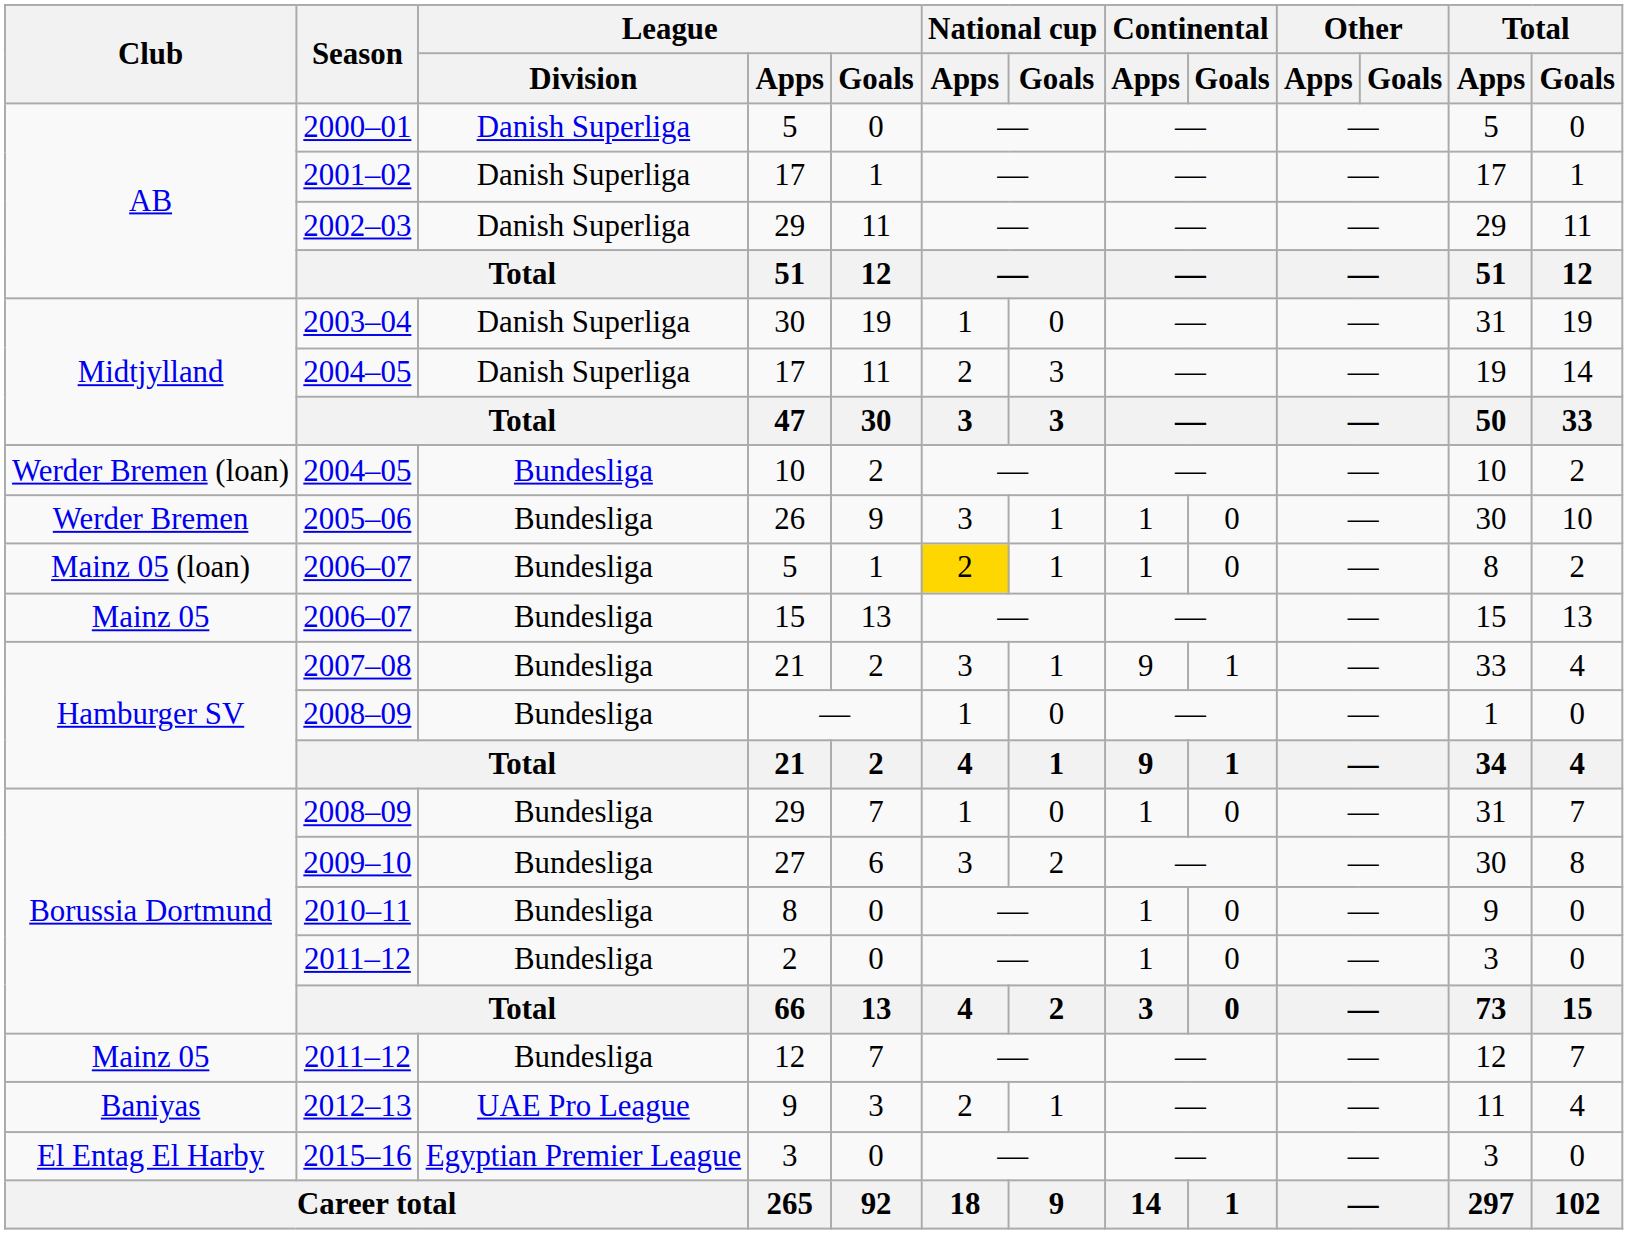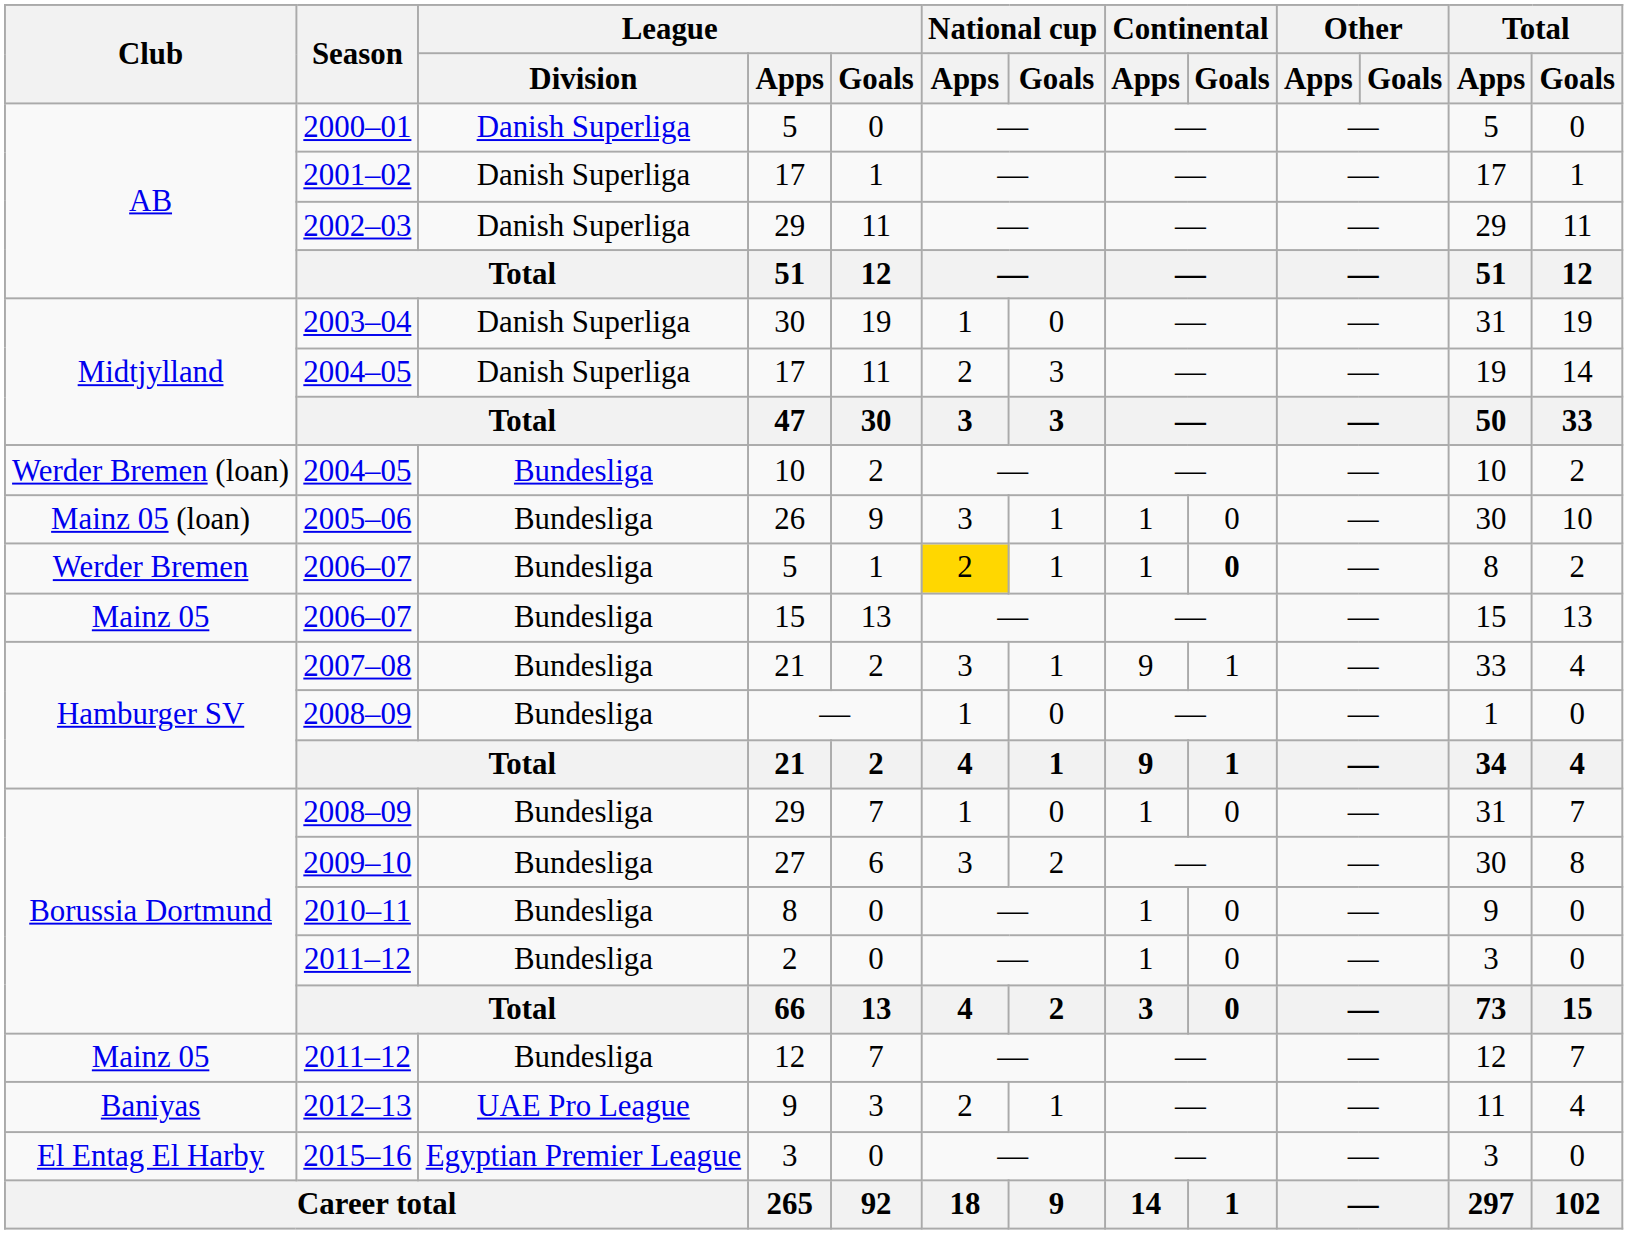(151, 518) Werder Bremen -> (151, 518) Mainz 05 (loan)
(151, 567) Mainz 05 (loan) -> (151, 567) Werder Bremen
(1232, 567) normal -> (1232, 567) bold
